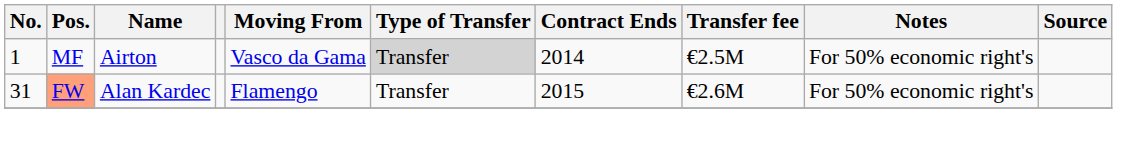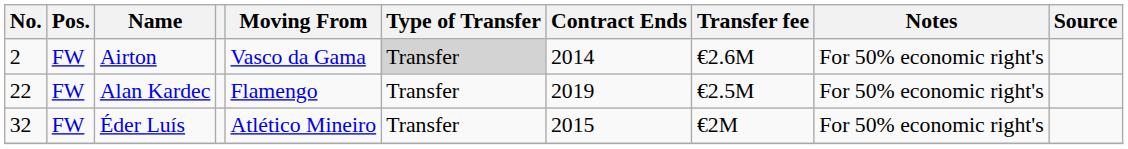(15, 56) 1 -> (15, 56) 2
(67, 56) MF -> (68, 56) FW
(715, 56) €2.5M -> (726, 56) €2.6M
(21, 90) 31 -> (21, 90) 22
(68, 90) lightsalmon background -> (68, 90) no background
(562, 90) 2015 -> (573, 90) 2019
(715, 90) €2.6M -> (726, 90) €2.5M
+ row: (142, 125)
